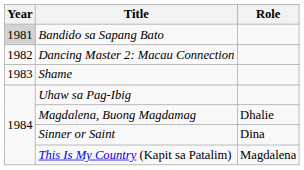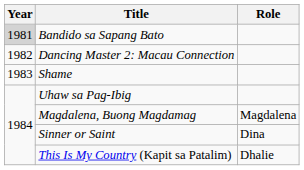(257, 114) Dhalie -> (268, 114) Magdalena
(268, 154) Magdalena -> (257, 154) Dhalie
